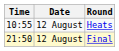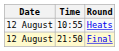columns swapped: (60, 11) <-> (19, 11)
